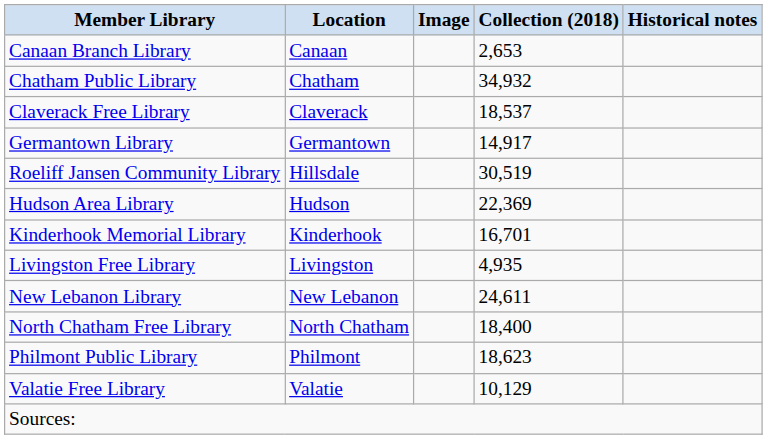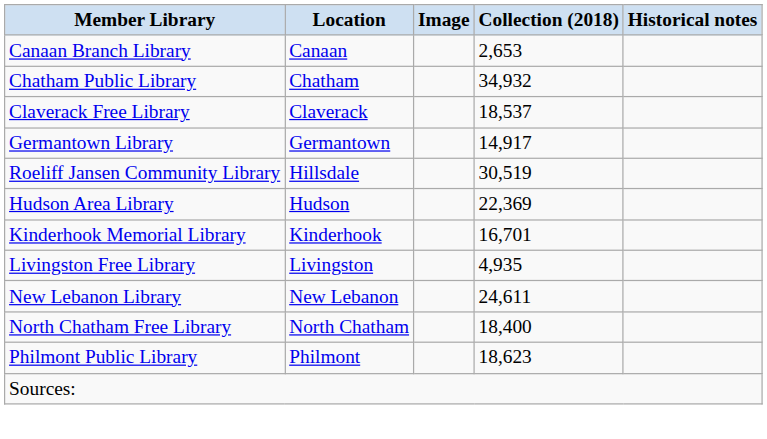- row: (87, 388)
